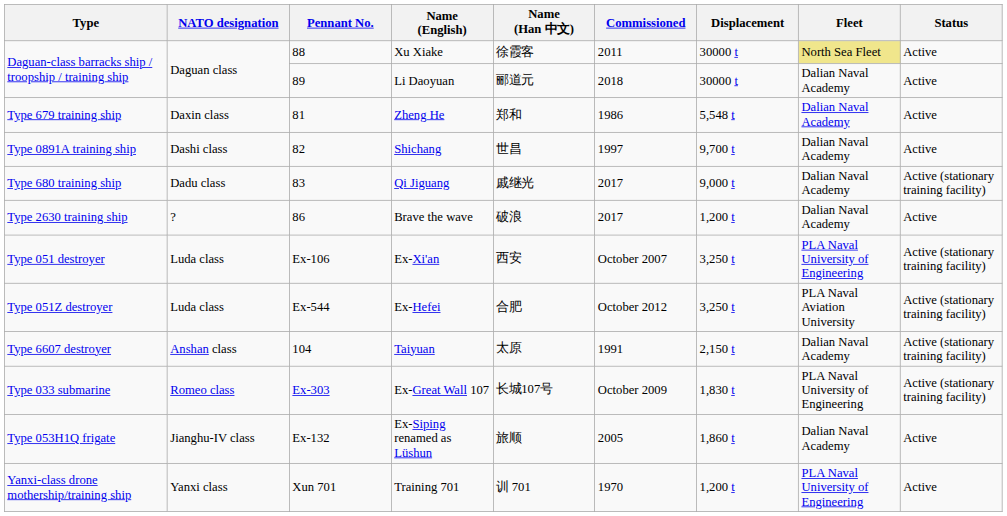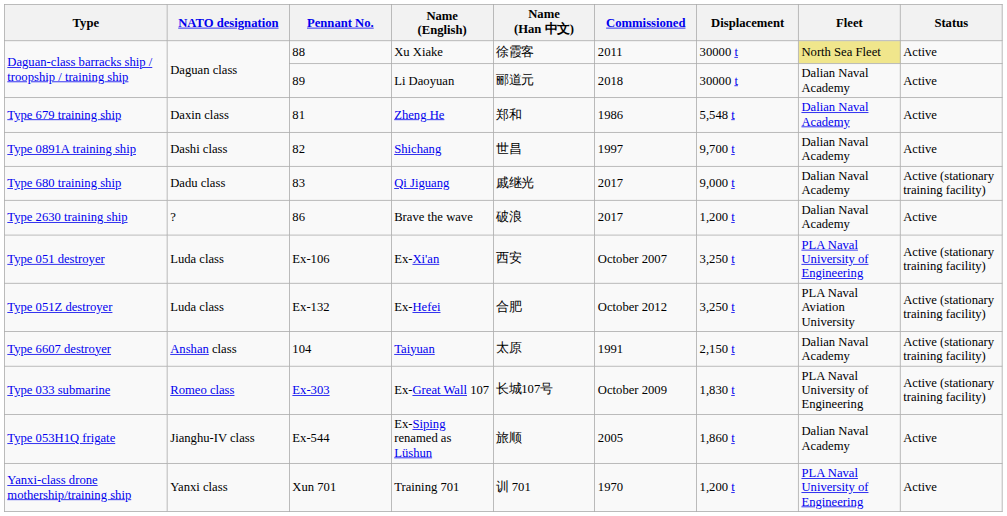(311, 307) Ex-544 -> (311, 307) Ex-132
(311, 438) Ex-132 -> (311, 438) Ex-544
